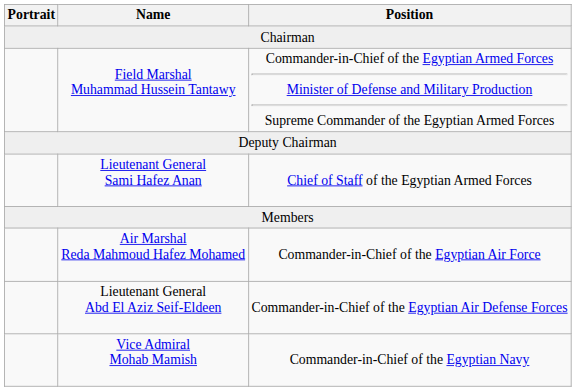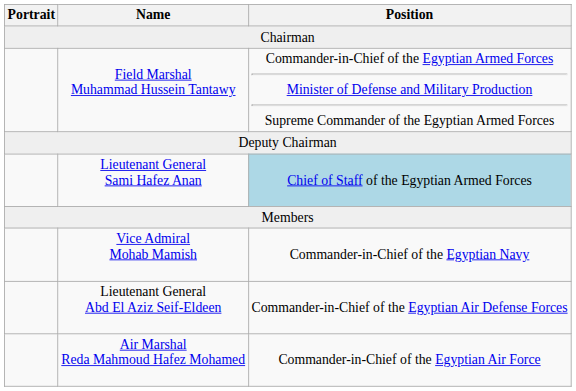(410, 180) no background -> (410, 180) lightblue background
rows swapped: (153, 246) <-> (153, 352)
